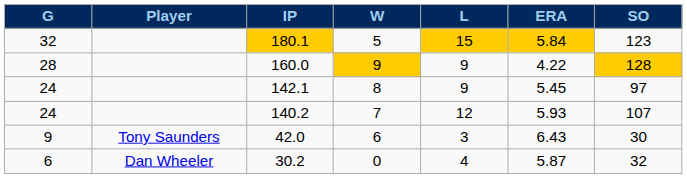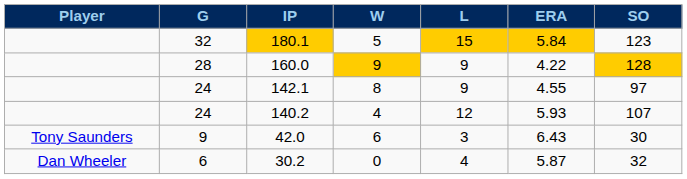columns swapped: (169, 16) <-> (48, 16)
(551, 88) 5.45 -> (551, 88) 4.55
(377, 112) 7 -> (377, 112) 4
